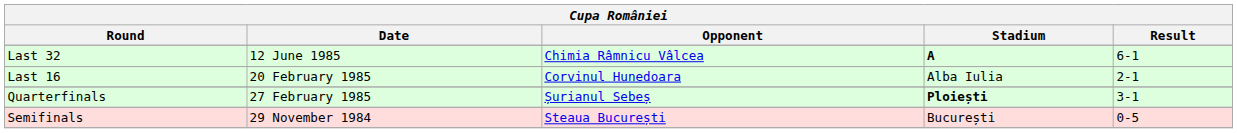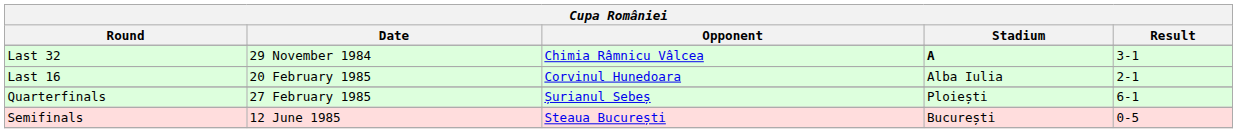(295, 56) 12 June 1985 -> (310, 56) 29 November 1984
(1128, 56) 6-1 -> (1128, 56) 3-1
(957, 97) bold -> (957, 97) normal
(1128, 97) 3-1 -> (1128, 97) 6-1
(310, 118) 29 November 1984 -> (295, 118) 12 June 1985
